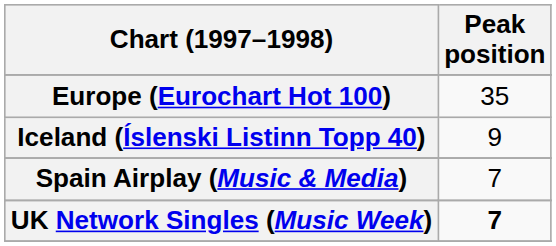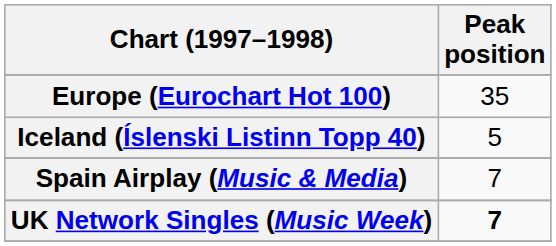(495, 137) 9 -> (495, 137) 5
